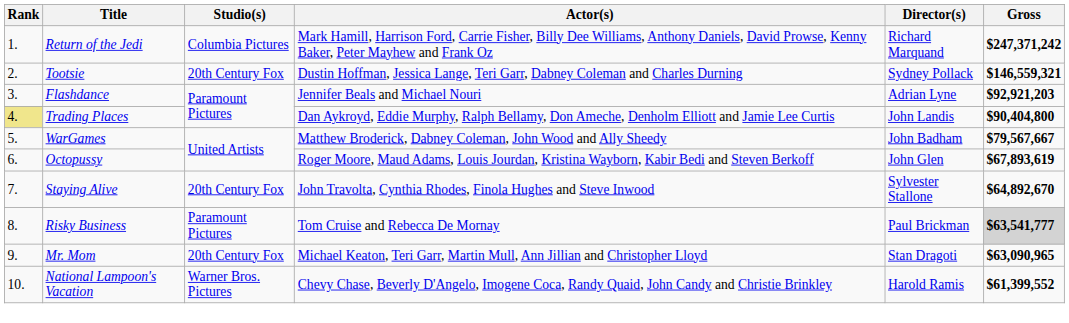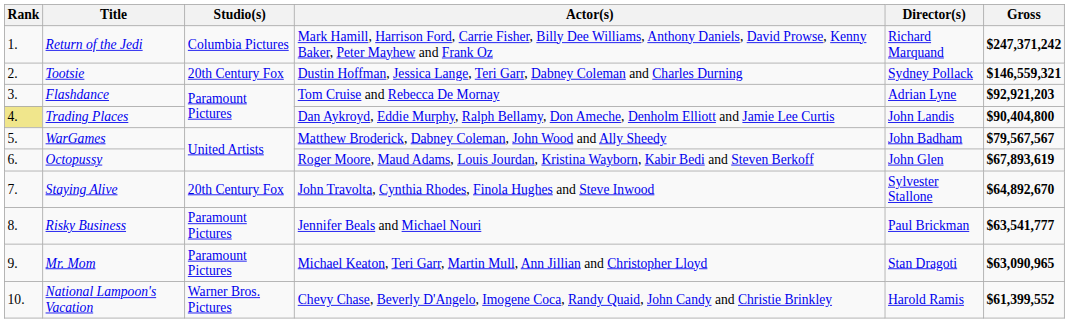(390, 95) Jennifer Beals and Michael Nouri -> (399, 95) Tom Cruise and Rebecca De Mornay
(1020, 138) $79,567,667 -> (1020, 138) $79,567,567
(399, 226) Tom Cruise and Rebecca De Mornay -> (390, 226) Jennifer Beals and Michael Nouri
(1020, 226) lightgrey background -> (1020, 226) no background
(236, 255) 20th Century Fox -> (217, 262) Paramount Pictures
